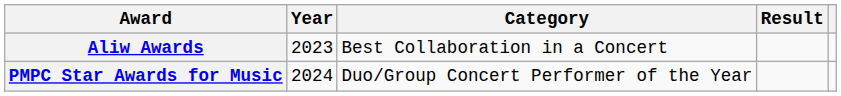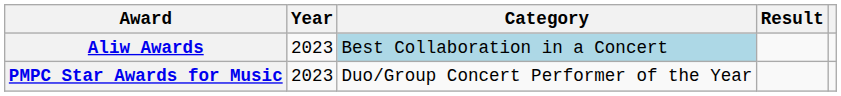(505, 48) no background -> (505, 48) lightblue background
(312, 76) 2024 -> (312, 76) 2023
